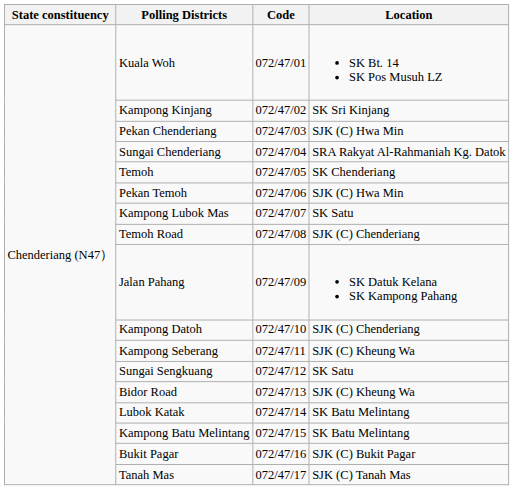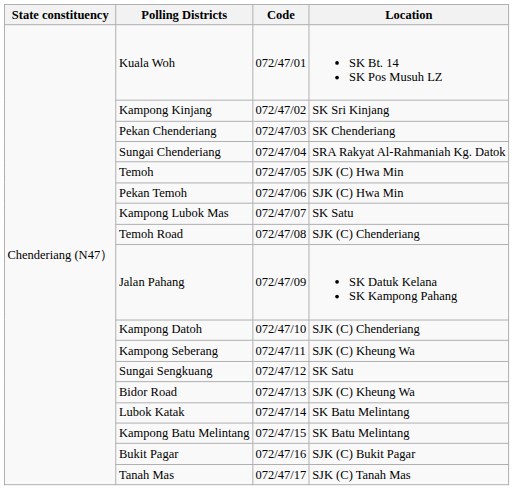(358, 130) SJK (C) Hwa Min -> (354, 130) SK Chenderiang
(354, 172) SK Chenderiang -> (358, 172) SJK (C) Hwa Min
